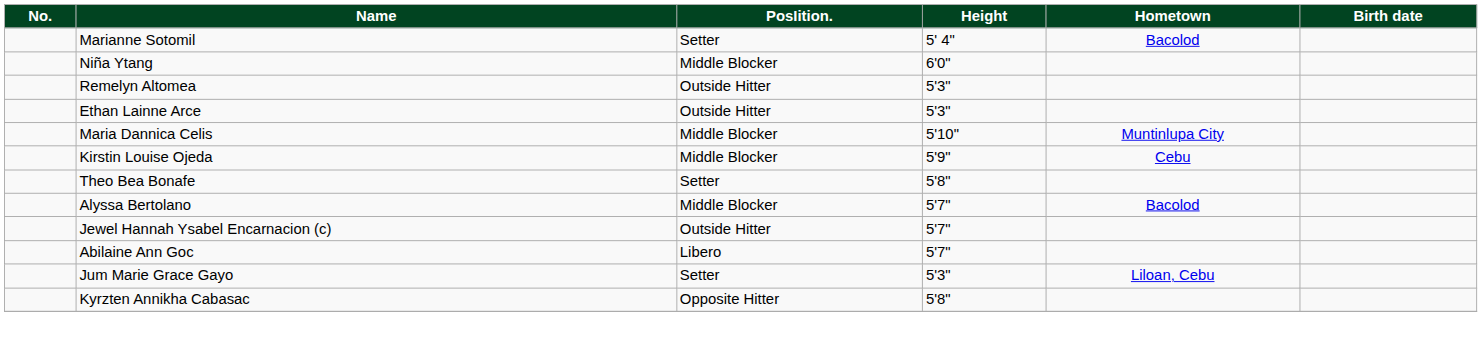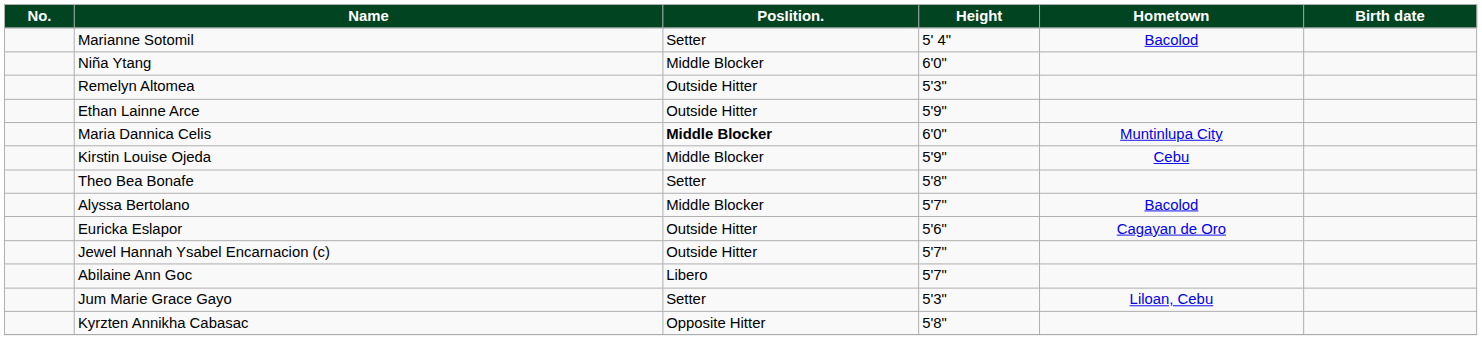(938, 110) 5'3" -> (935, 110) 5'9"
(729, 134) normal -> (719, 134) bold
(942, 134) 5'10" -> (935, 134) 6'0"
+ row: (130, 228)
